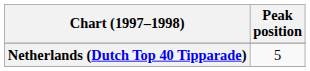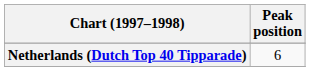(278, 54) 5 -> (278, 54) 6
